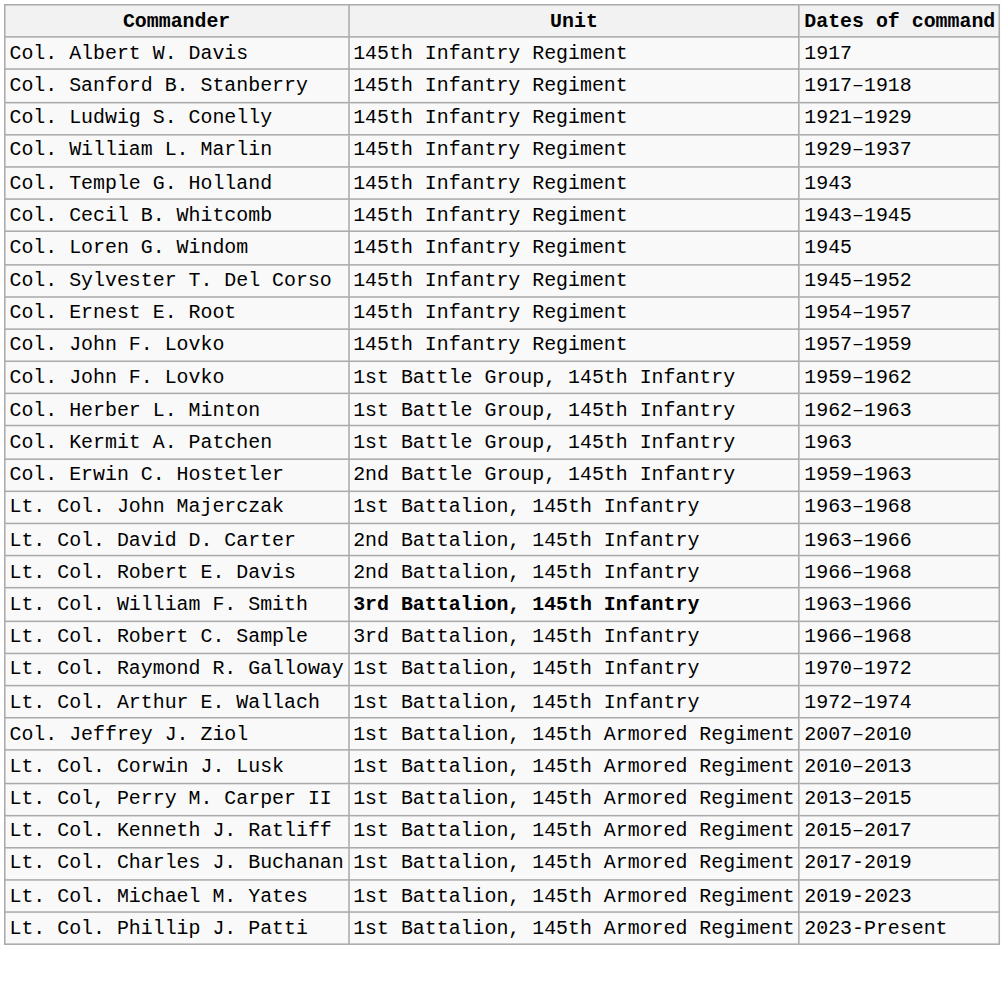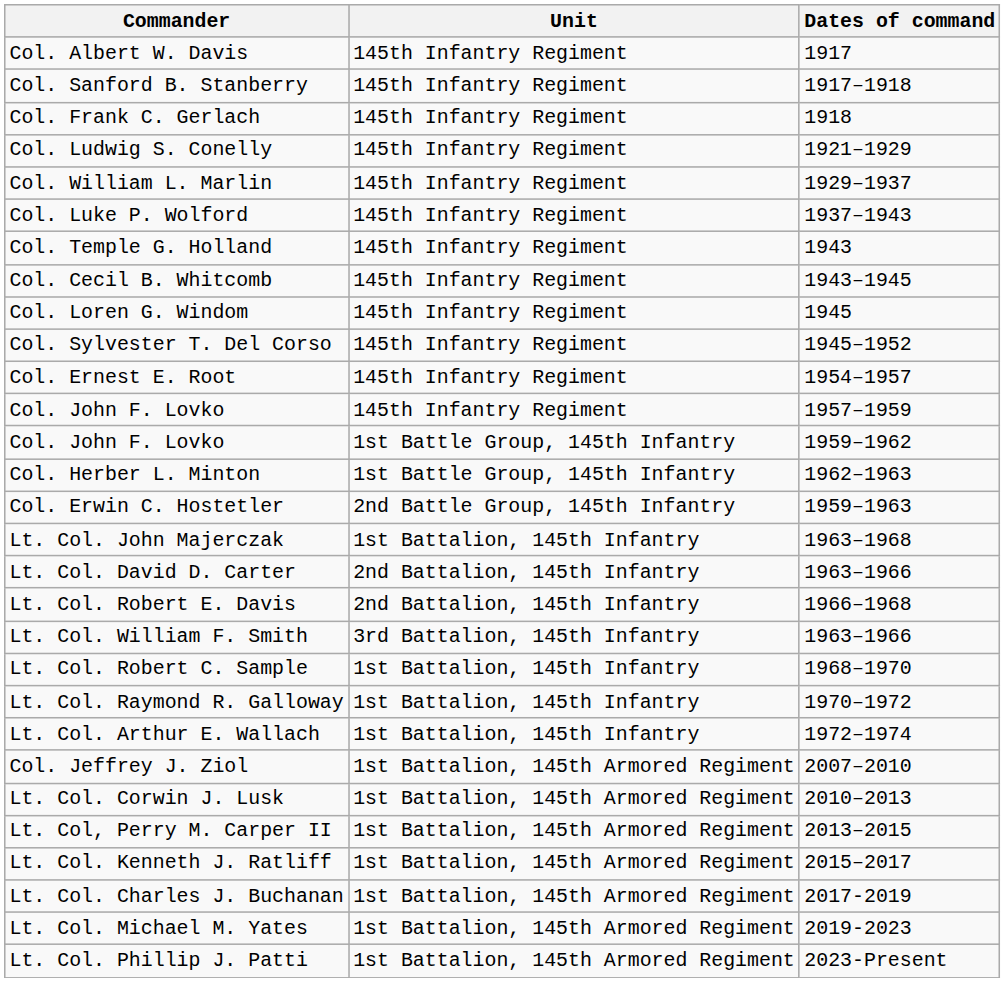+ row: (135, 118)
+ row: (129, 215)
- row: (141, 442)
(526, 604) bold -> (526, 637) normal
- row: (159, 637)
+ row: (159, 669)
